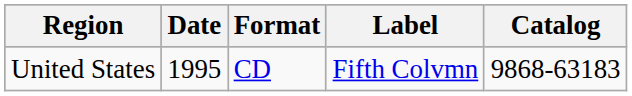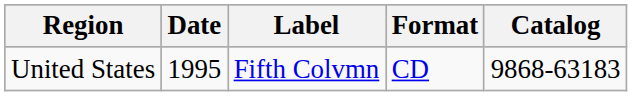columns swapped: (405, 25) <-> (277, 25)
